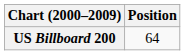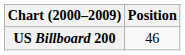(152, 38) 64 -> (152, 38) 46
